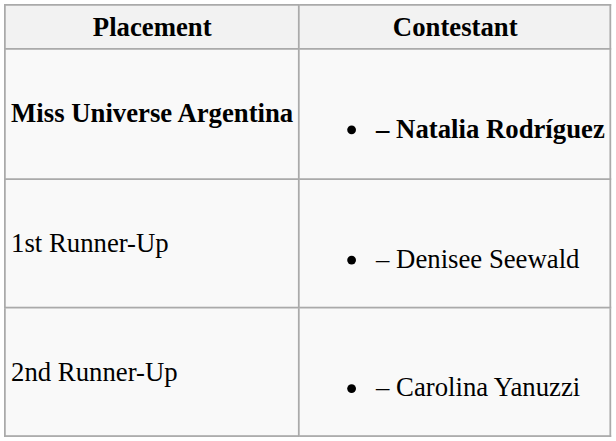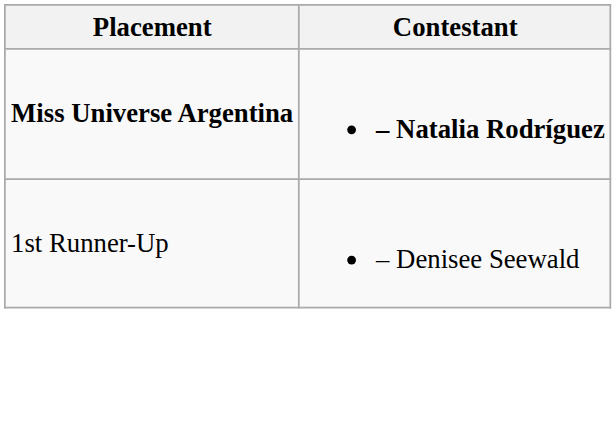- row: (94, 371)
